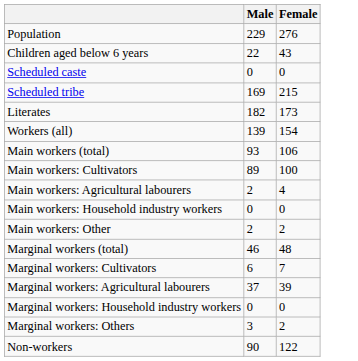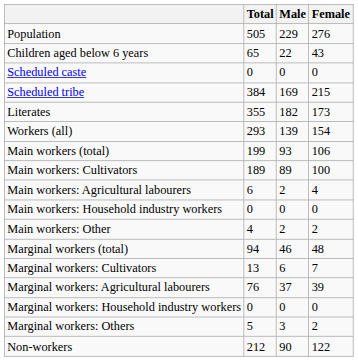+ column: (260, 14)
